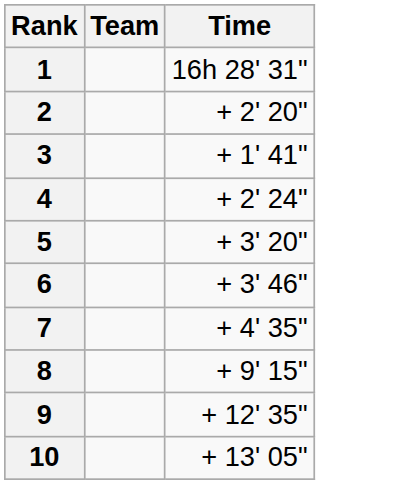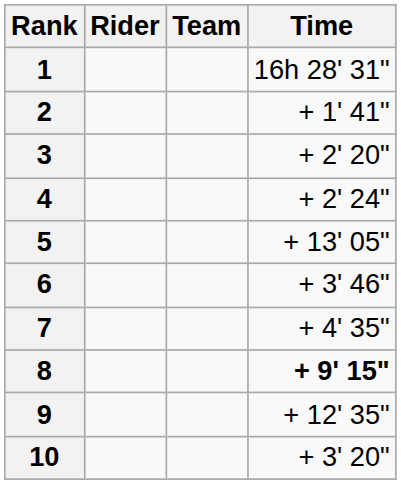+ column: (125, 26)
(262, 112) + 2' 20" -> (344, 112) + 1' 41"
(262, 155) + 1' 41" -> (344, 155) + 2' 20"
(262, 241) + 3' 20" -> (337, 241) + 13' 05"
(262, 371) normal -> (342, 371) bold
(254, 457) + 13' 05" -> (344, 457) + 3' 20"
